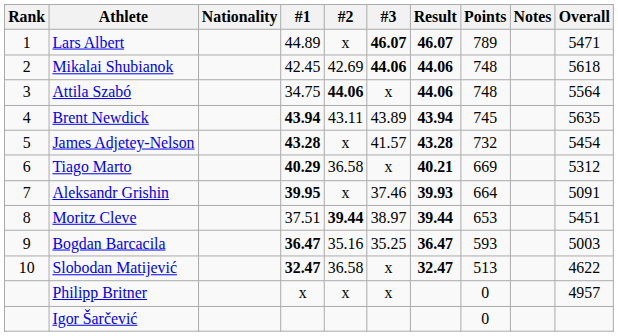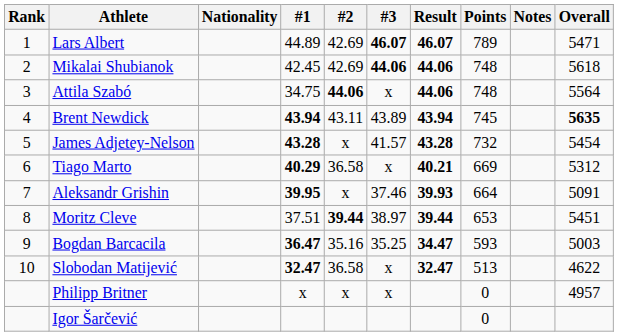(346, 42) x -> (346, 42) 42.69
(584, 117) normal -> (584, 117) bold
(435, 243) 36.47 -> (435, 243) 34.47
